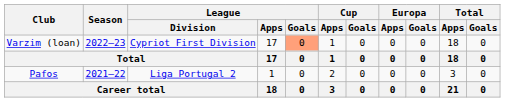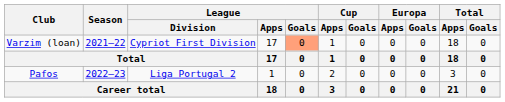(105, 43) 2022–23 -> (105, 43) 2021–22
(105, 74) 2021–22 -> (105, 74) 2022–23
